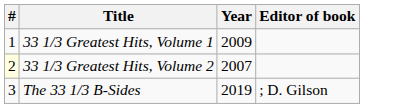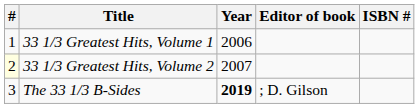+ column: (387, 16)
(236, 41) 2009 -> (236, 41) 2006
(236, 90) normal -> (236, 90) bold
